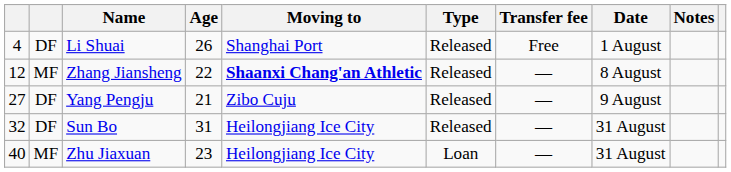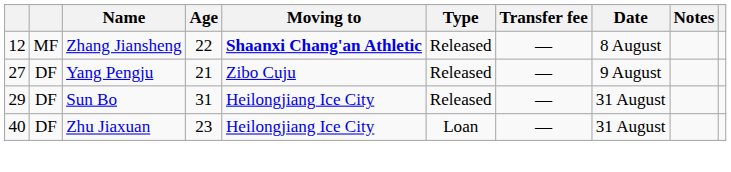- row: (95, 45)
(17, 126) 32 -> (17, 99) 29
(46, 153) MF -> (46, 126) DF
